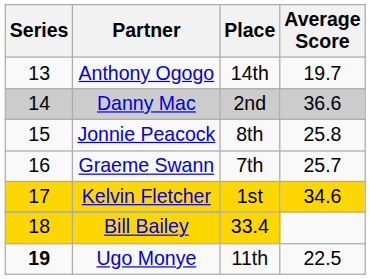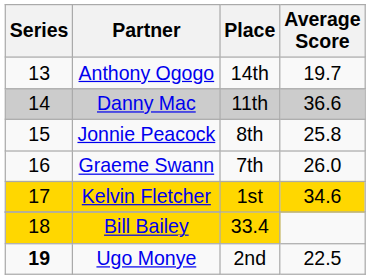(250, 103) 2nd -> (250, 103) 11th
(322, 165) 25.7 -> (322, 165) 26.0
(250, 258) 11th -> (250, 258) 2nd
